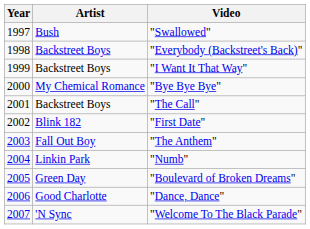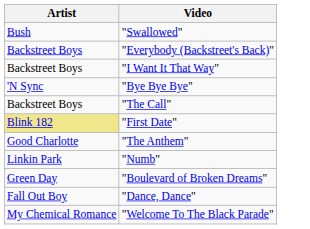- column: (19, 13)
(90, 86) My Chemical Romance -> (25, 86) 'N Sync
(58, 123) no background -> (30, 123) khaki background
(65, 141) Fall Out Boy -> (43, 141) Good Charlotte
(71, 196) Good Charlotte -> (37, 196) Fall Out Boy
(54, 214) 'N Sync -> (62, 214) My Chemical Romance
